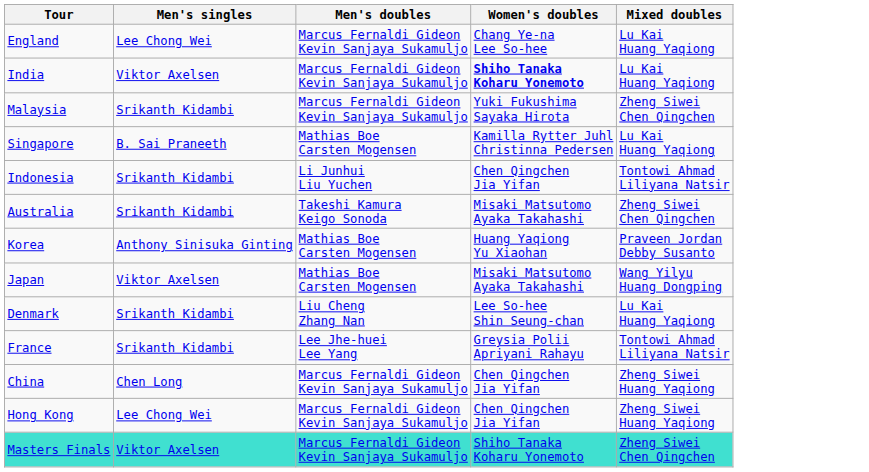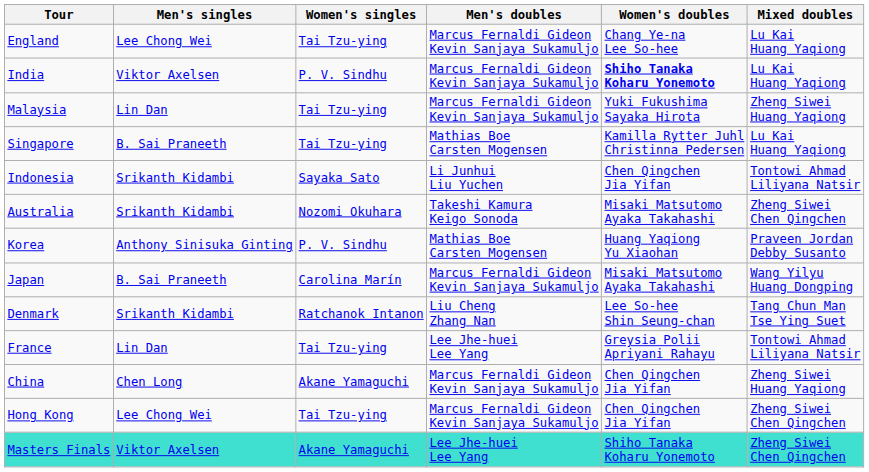+ column: (361, 14)
(175, 109) Srikanth Kidambi -> (142, 109) Lin Dan
(667, 109) Zheng Siwei Chen Qingchen -> (798, 109) Zheng Siwei Huang Yaqiong
(168, 280) Viktor Axelsen -> (171, 280) B. Sai Praneeth
(357, 280) Mathias Boe Carsten Mogensen -> (514, 280) Marcus Fernaldi Gideon Kevin Sanjaya Sukamuljo
(667, 314) Lu Kai Huang Yaqiong -> (798, 314) Tang Chun Man Tse Ying Suet
(175, 348) Srikanth Kidambi -> (142, 348) Lin Dan
(667, 416) Zheng Siwei Huang Yaqiong -> (798, 416) Zheng Siwei Chen Qingchen
(383, 450) Marcus Fernaldi Gideon Kevin Sanjaya Sukamuljo -> (474, 450) Lee Jhe-huei Lee Yang
